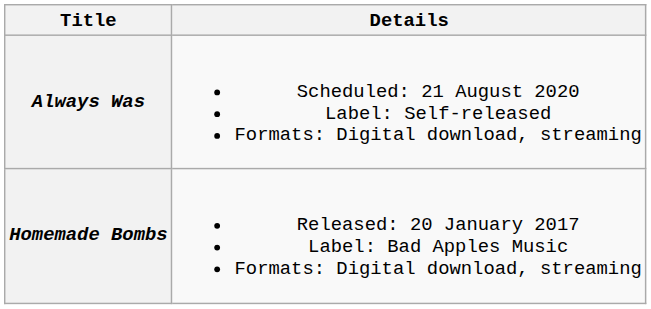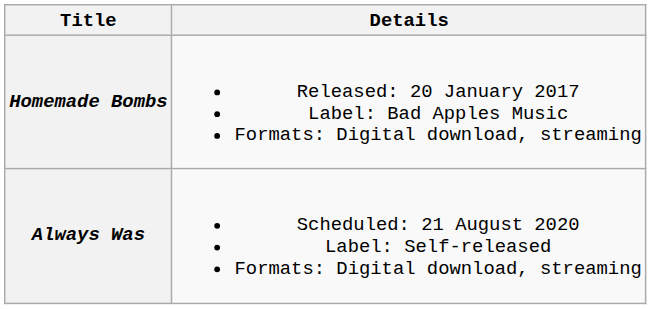rows swapped: (88, 236) <-> (88, 102)
